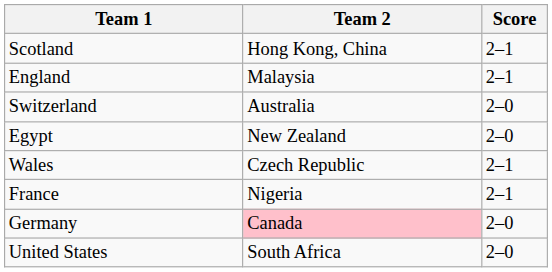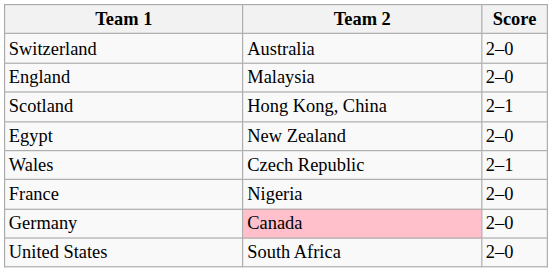rows swapped: (41, 48) <-> (53, 106)
(500, 77) 2–1 -> (500, 77) 2–0
(500, 194) 2–1 -> (500, 194) 2–0
